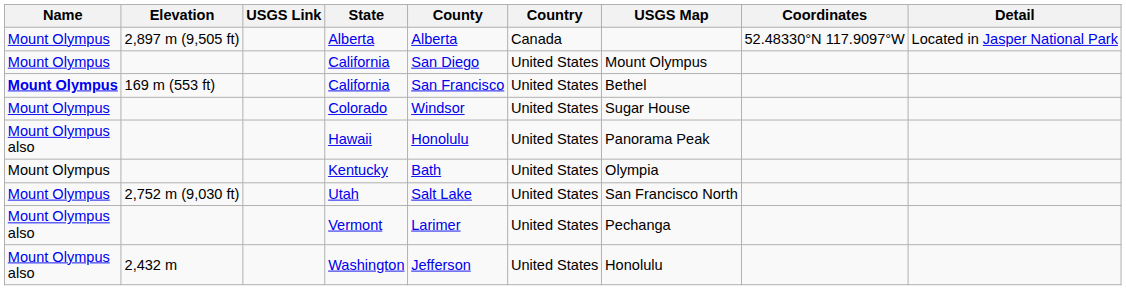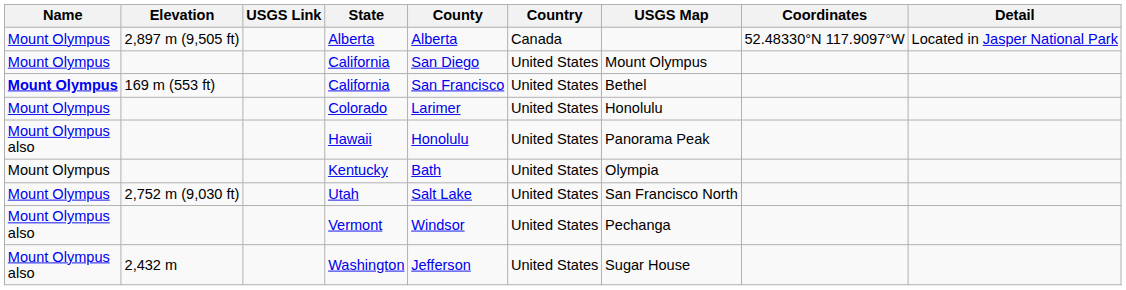(438, 108) Windsor -> (436, 108) Larimer
(648, 108) Sugar House -> (634, 108) Honolulu
(436, 225) Larimer -> (438, 225) Windsor
(634, 264) Honolulu -> (648, 264) Sugar House
